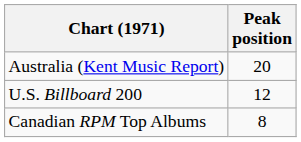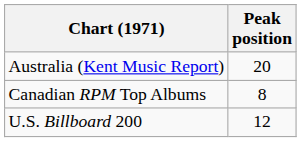rows swapped: (107, 121) <-> (75, 94)
